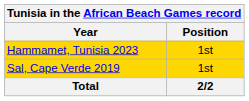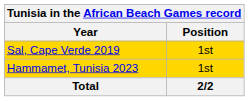rows swapped: (63, 68) <-> (73, 50)
